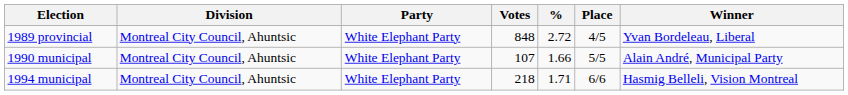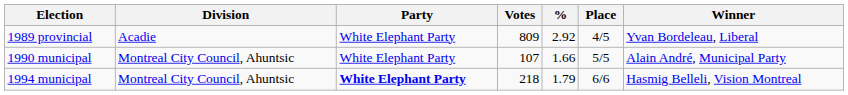(208, 36) Montreal City Council, Ahuntsic -> (137, 36) Acadie
(525, 36) 848 -> (529, 36) 809
(560, 36) 2.72 -> (564, 36) 2.92
(403, 79) normal -> (403, 79) bold
(560, 79) 1.71 -> (564, 79) 1.79
